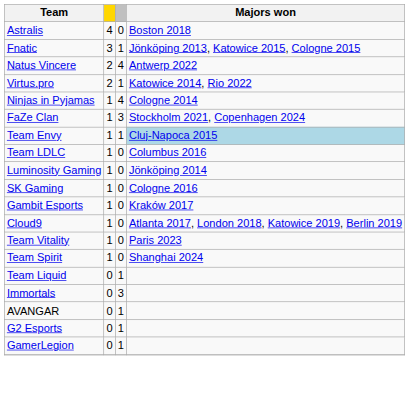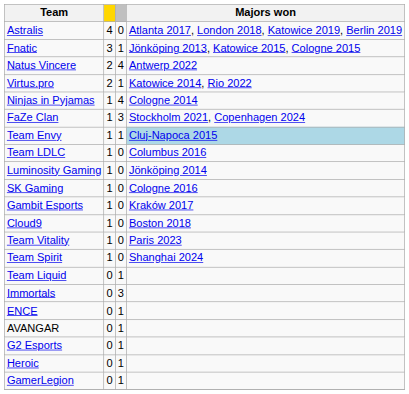(160, 30) Boston 2018 -> (266, 30) Atlanta 2017, London 2018, Katowice 2019, Berlin 2019
(266, 223) Atlanta 2017, London 2018, Katowice 2019, Berlin 2019 -> (160, 223) Boston 2018
+ row: (22, 310)
+ row: (23, 363)
